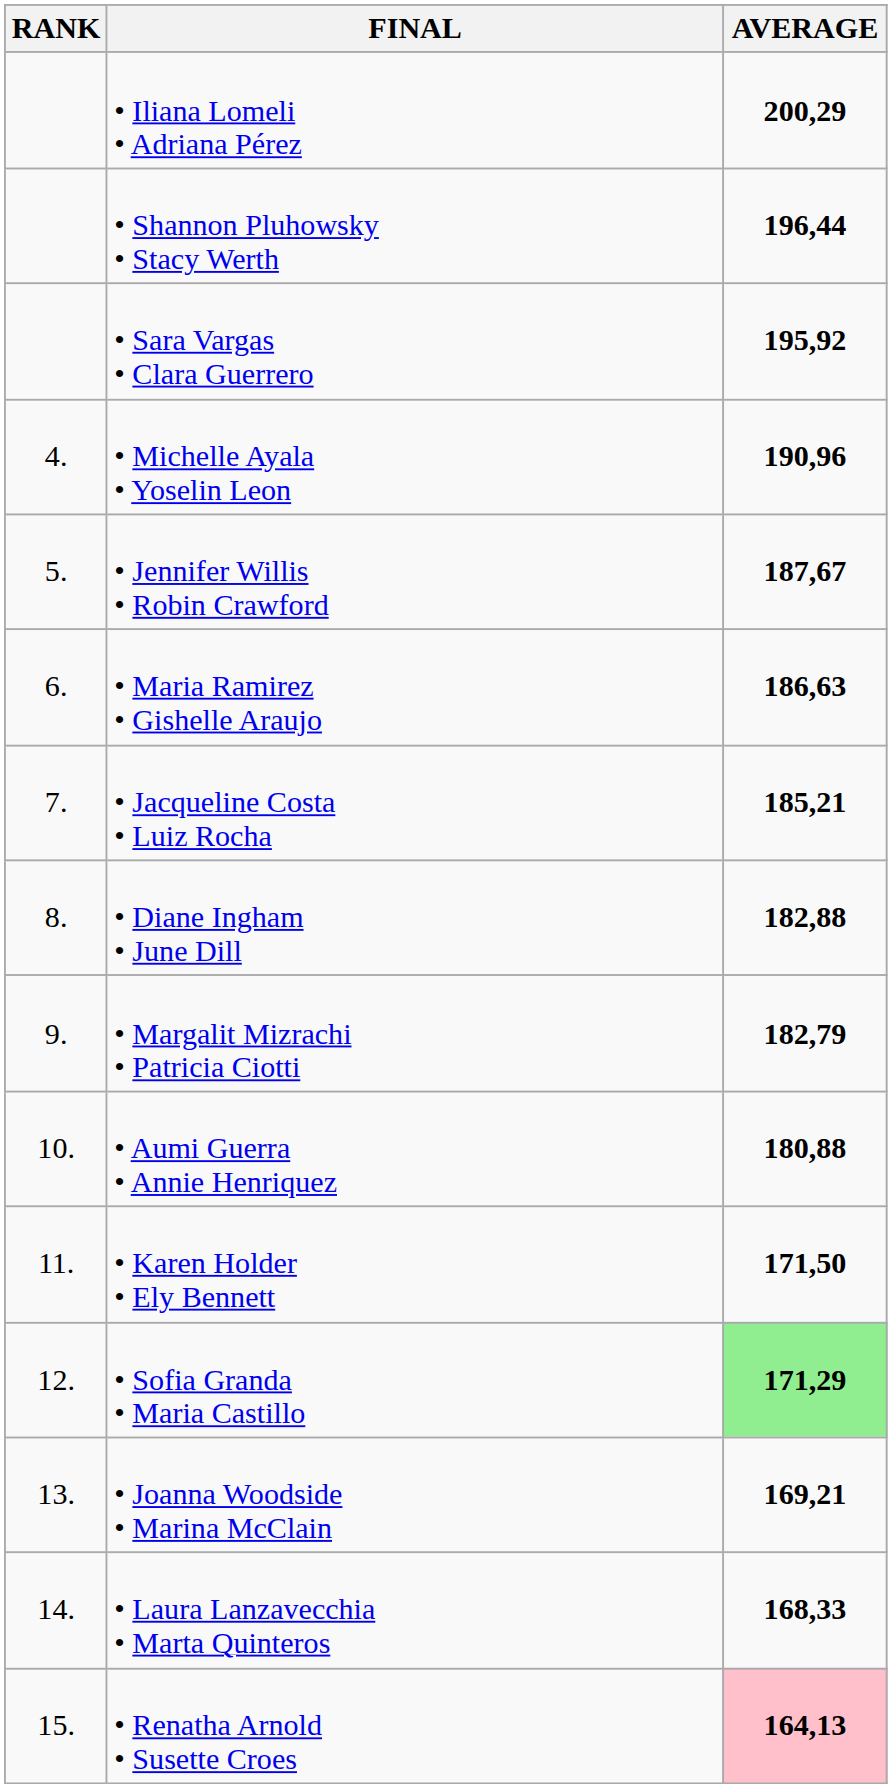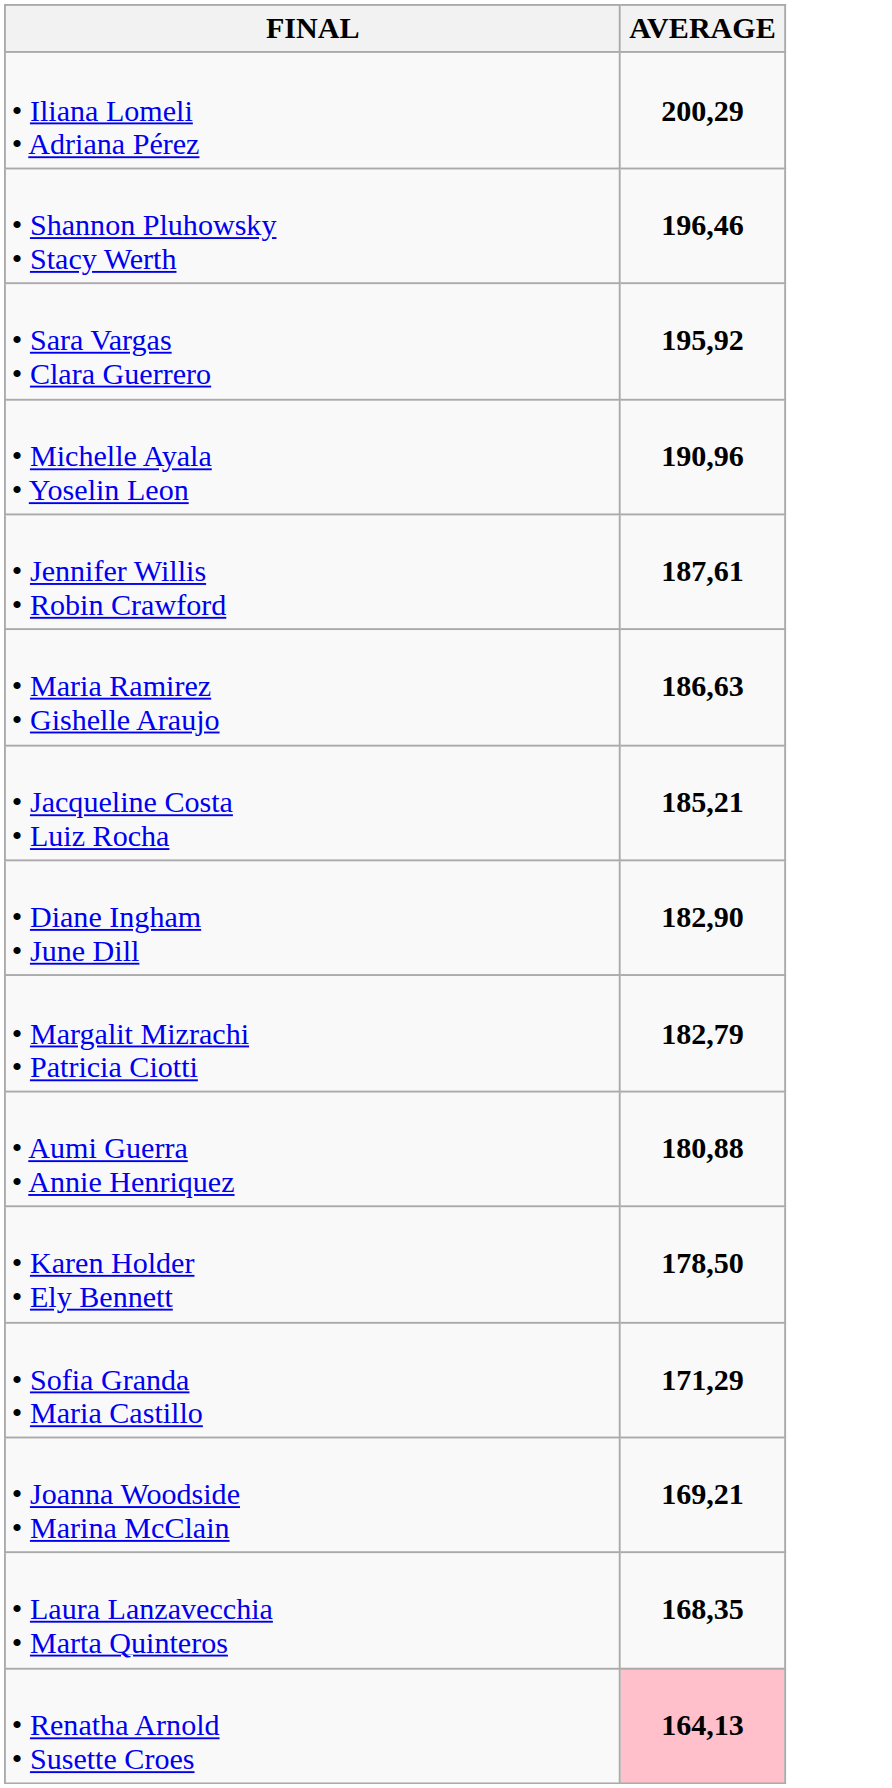- column: (56, 28)
(805, 225) 196,44 -> (703, 225) 196,46
(805, 571) 187,67 -> (703, 571) 187,61
(805, 917) 182,88 -> (703, 917) 182,90
(805, 1263) 171,50 -> (703, 1263) 178,50
(805, 1379) lightgreen background -> (703, 1379) no background
(805, 1609) 168,33 -> (703, 1609) 168,35
